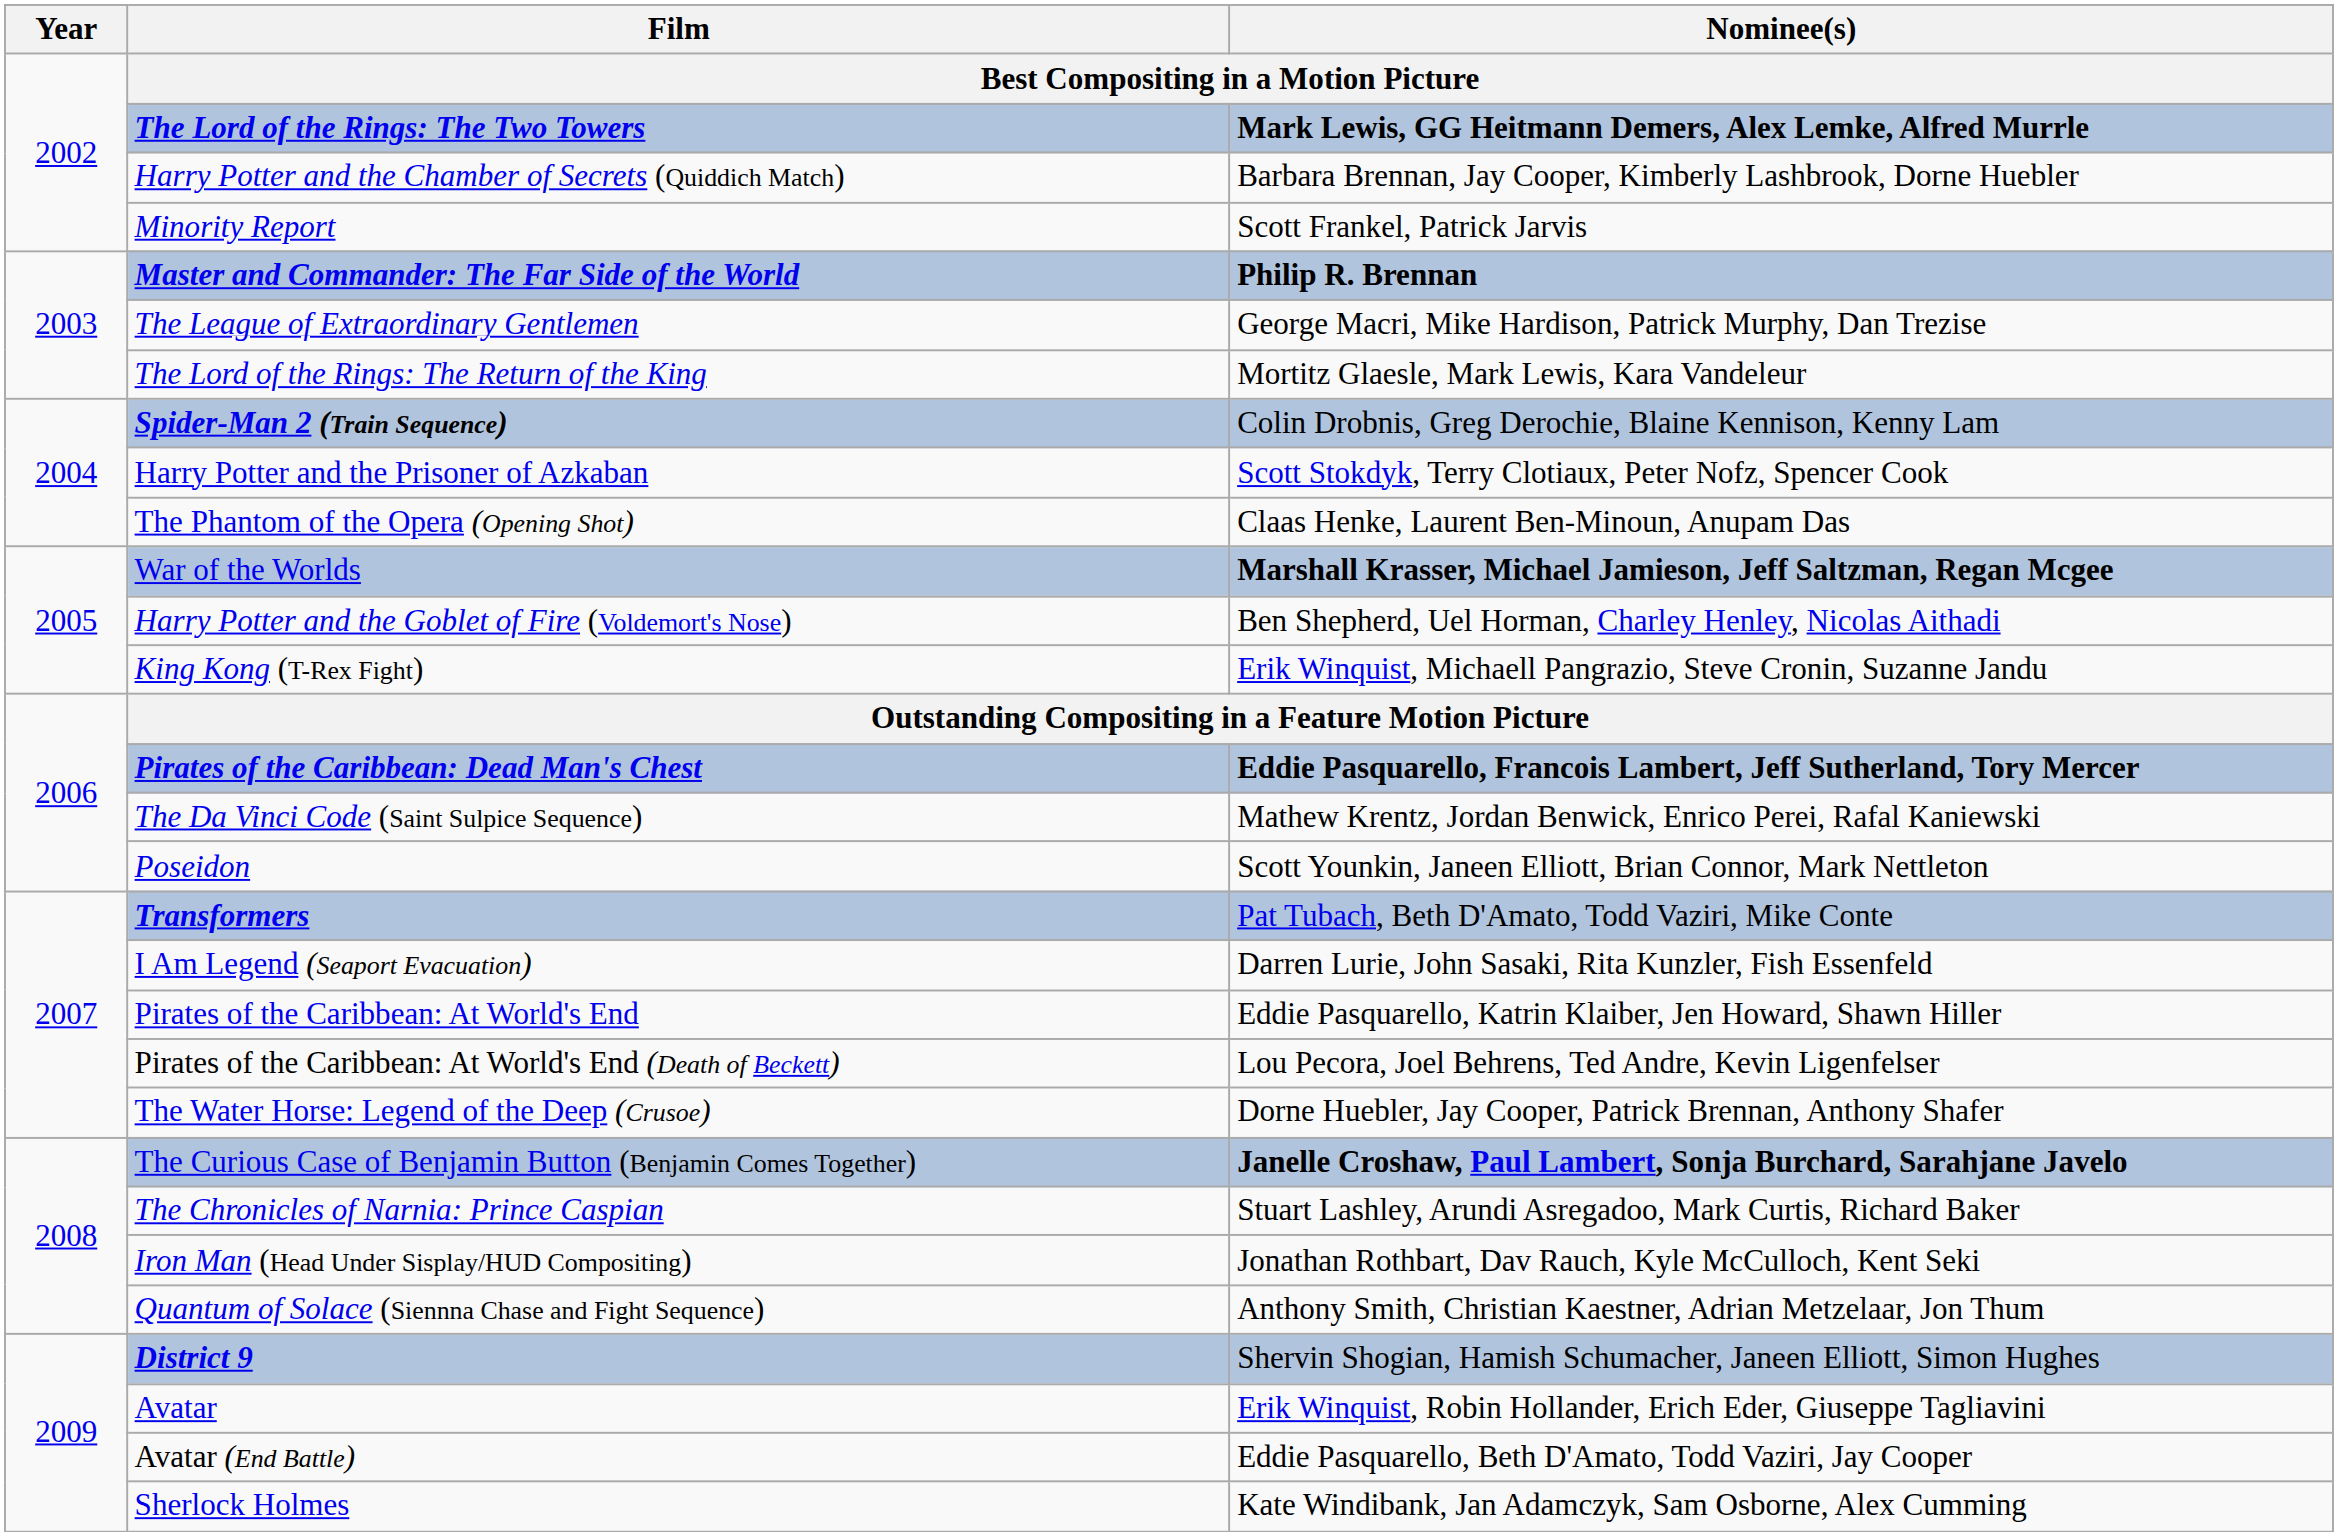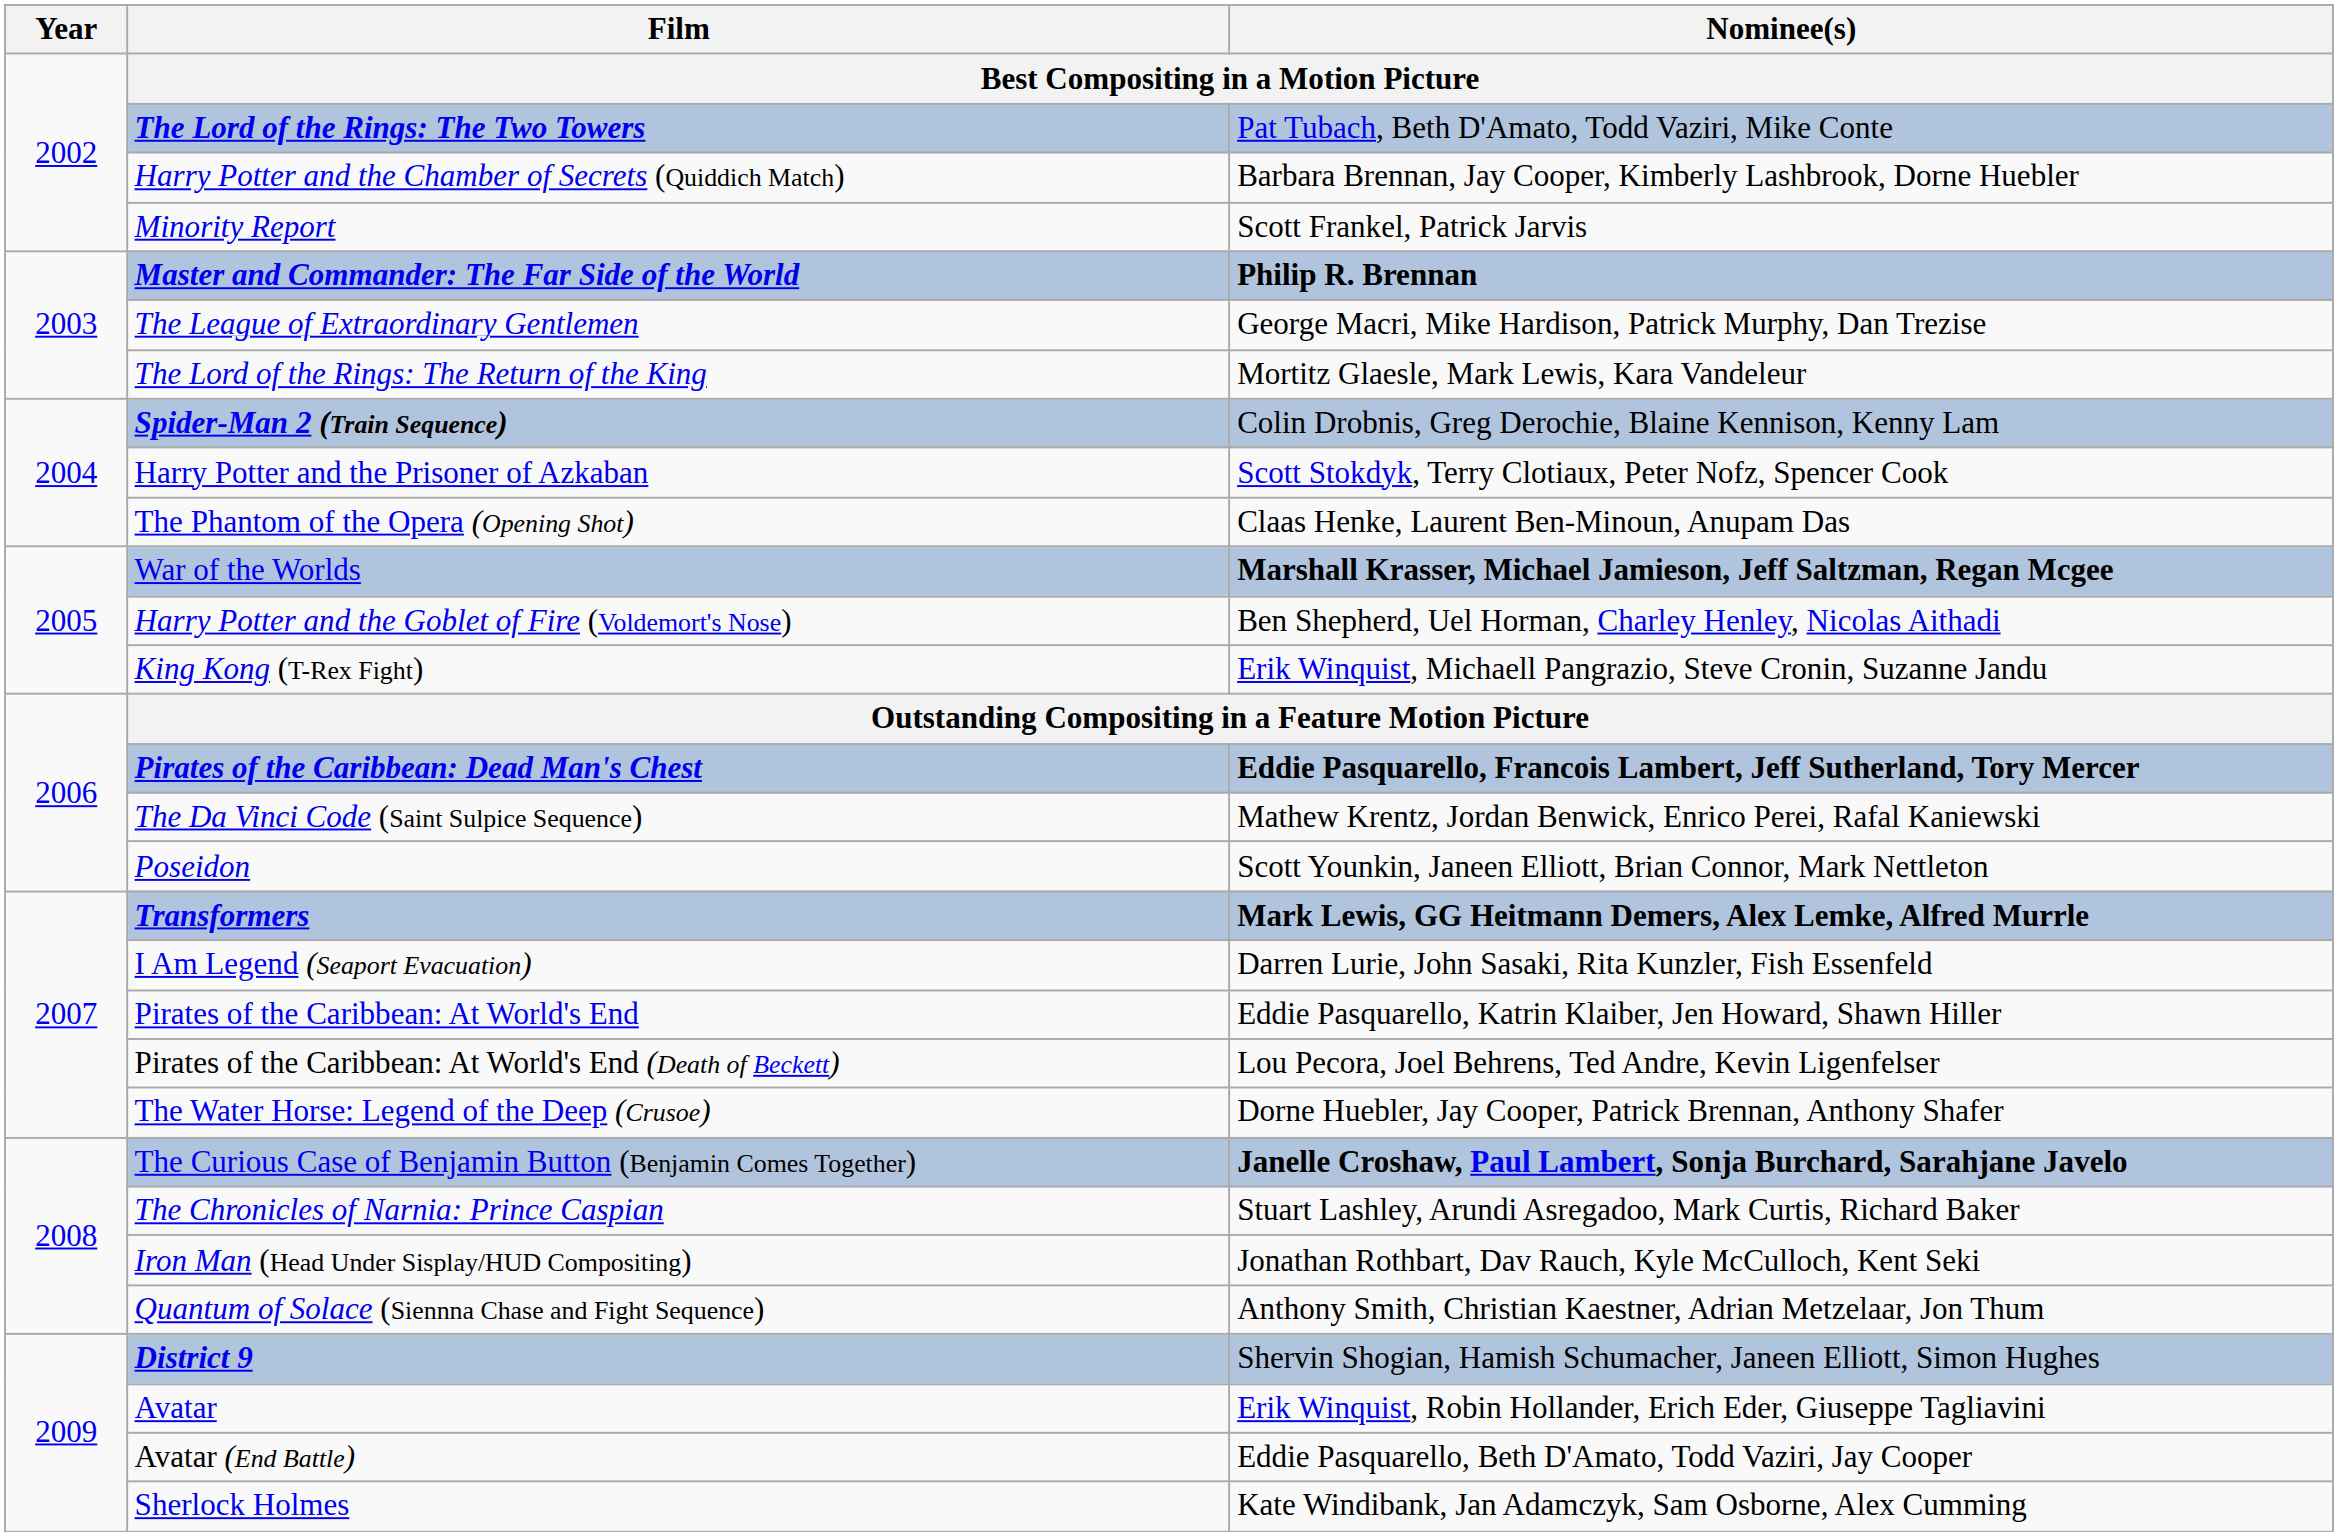(1663, 127) Mark Lewis, GG Heitmann Demers, Alex Lemke, Alfred Murrle -> (1565, 127) Pat Tubach, Beth D'Amato, Todd Vaziri, Mike Conte
(1565, 915) Pat Tubach, Beth D'Amato, Todd Vaziri, Mike Conte -> (1663, 915) Mark Lewis, GG Heitmann Demers, Alex Lemke, Alfred Murrle
